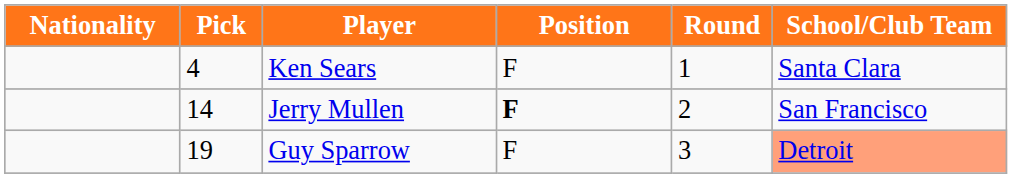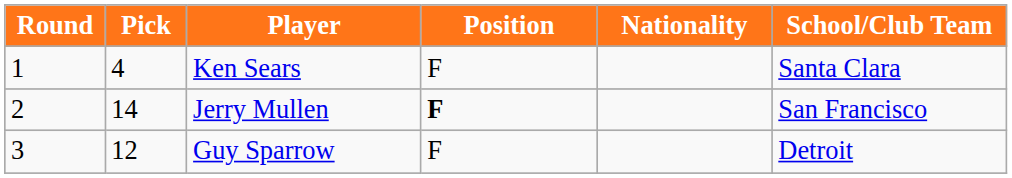columns swapped: (722, 25) <-> (93, 25)
(200, 151) 19 -> (124, 151) 12
(816, 151) lightsalmon background -> (816, 151) no background
